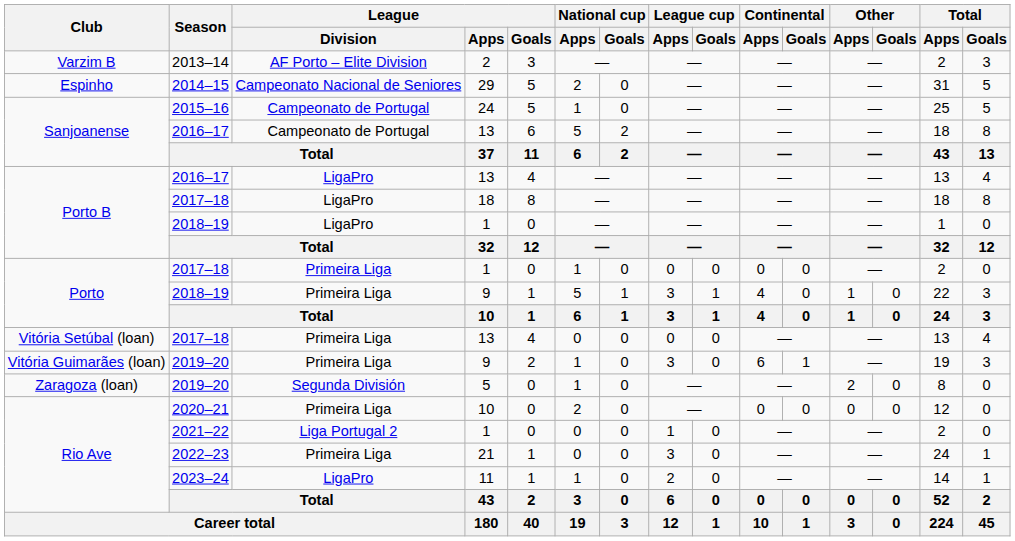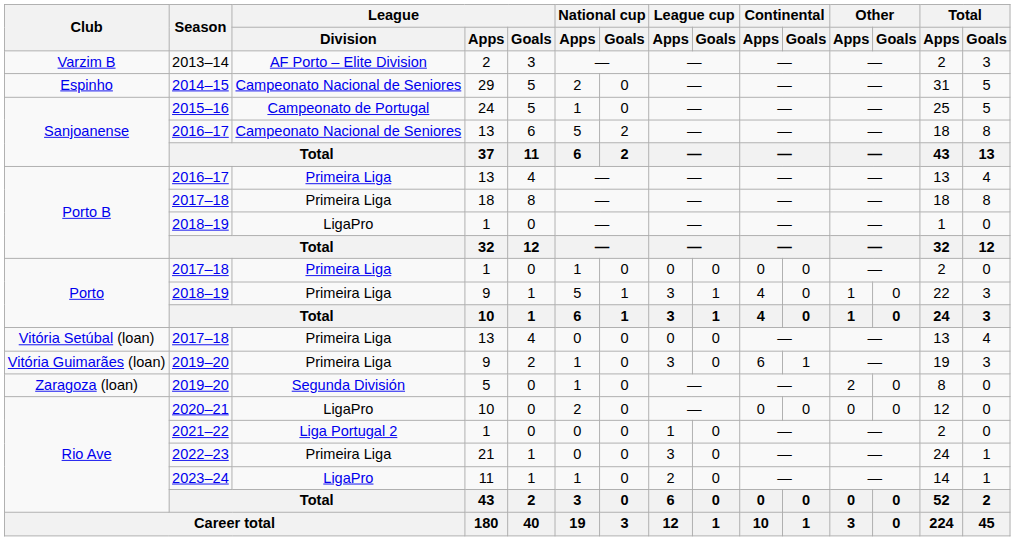(348, 131) Campeonato de Portugal -> (348, 131) Campeonato Nacional de Seniores
(348, 177) LigaPro -> (348, 177) Primeira Liga
(348, 200) LigaPro -> (348, 200) Primeira Liga
(348, 408) Primeira Liga -> (348, 408) LigaPro
